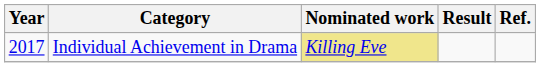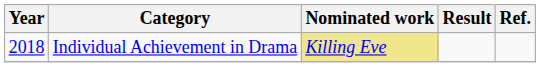(27, 47) 2017 -> (27, 47) 2018
